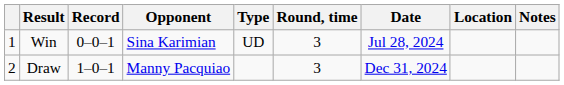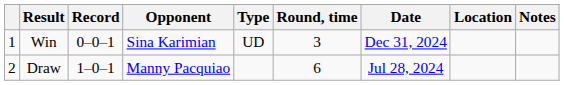(406, 42) Jul 28, 2024 -> (406, 42) Dec 31, 2024
(317, 67) 3 -> (317, 67) 6
(406, 67) Dec 31, 2024 -> (406, 67) Jul 28, 2024
